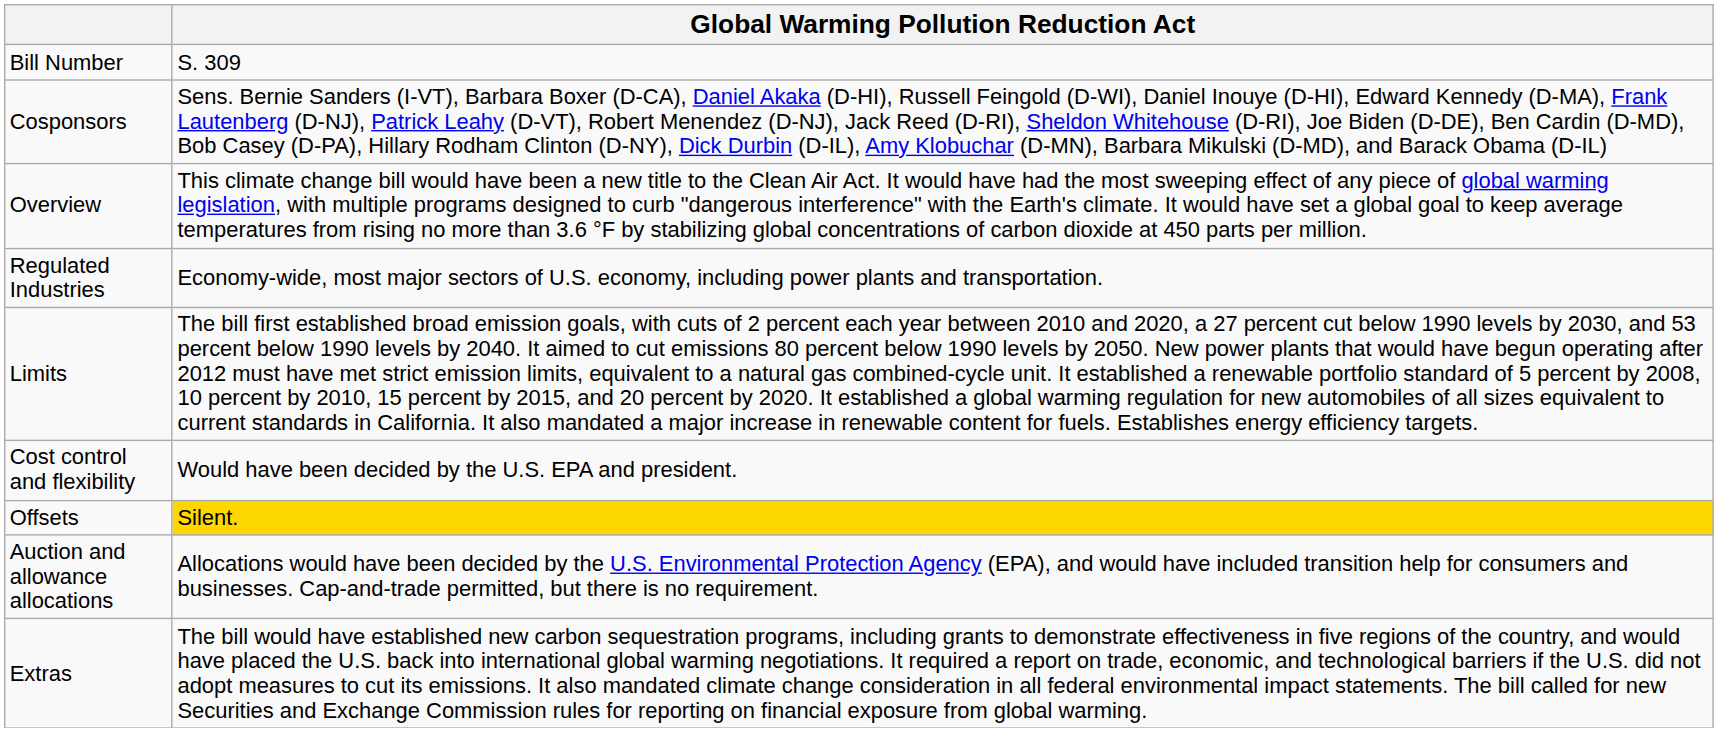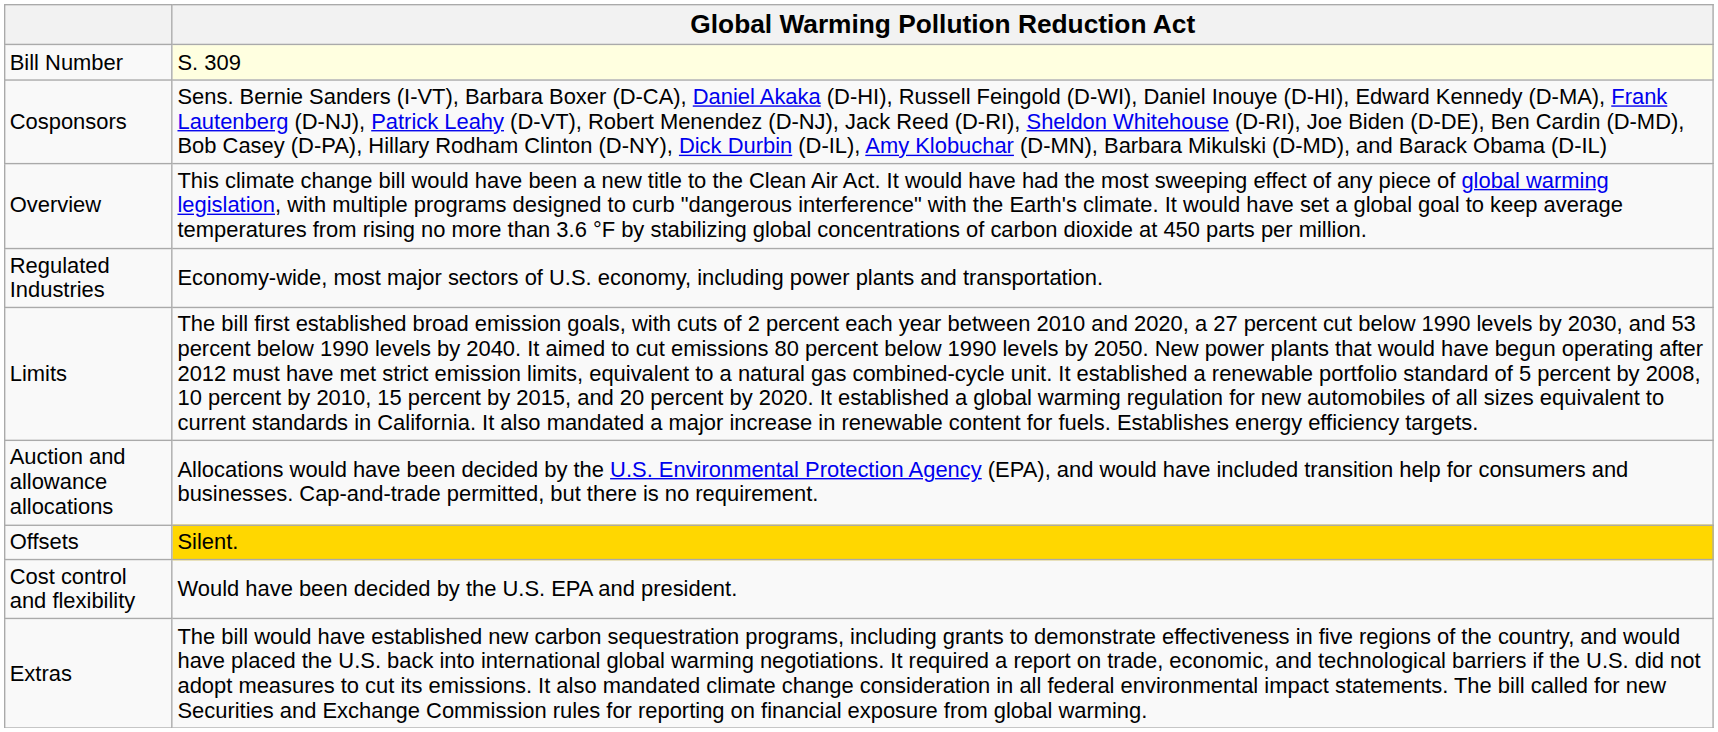(209, 62) no background -> (209, 62) lightyellow background
rows swapped: (68, 576) <-> (72, 470)
